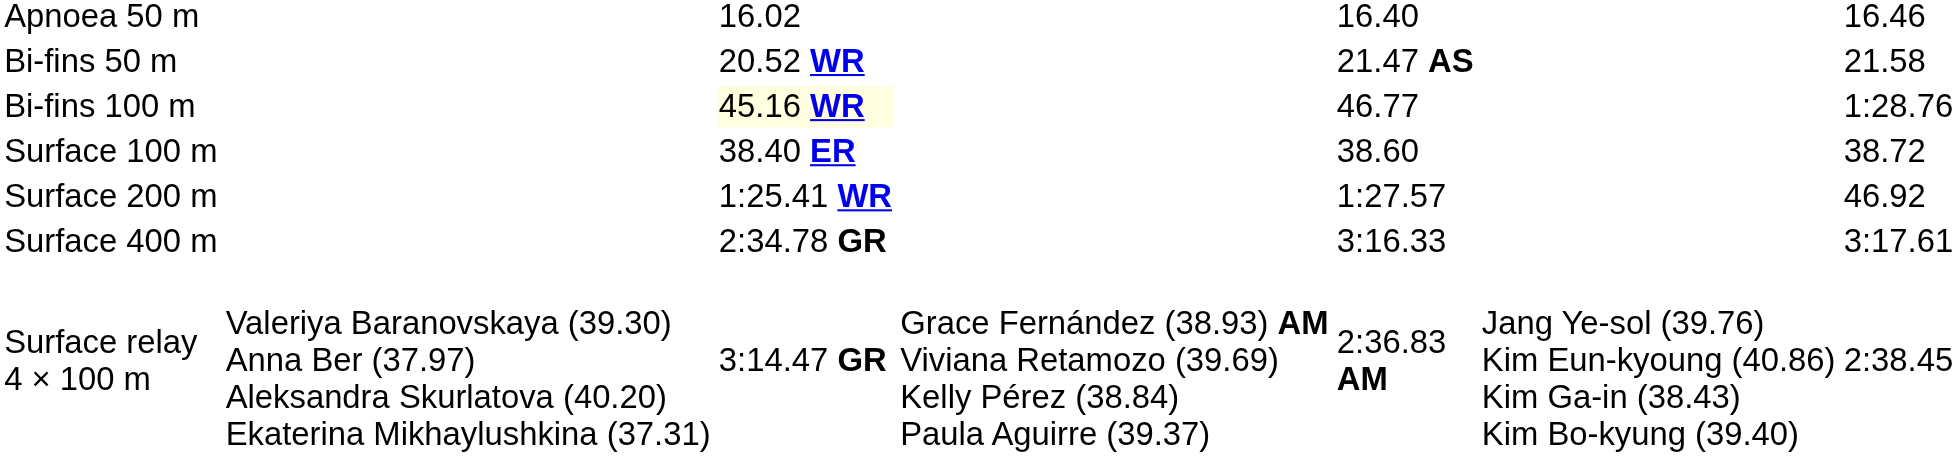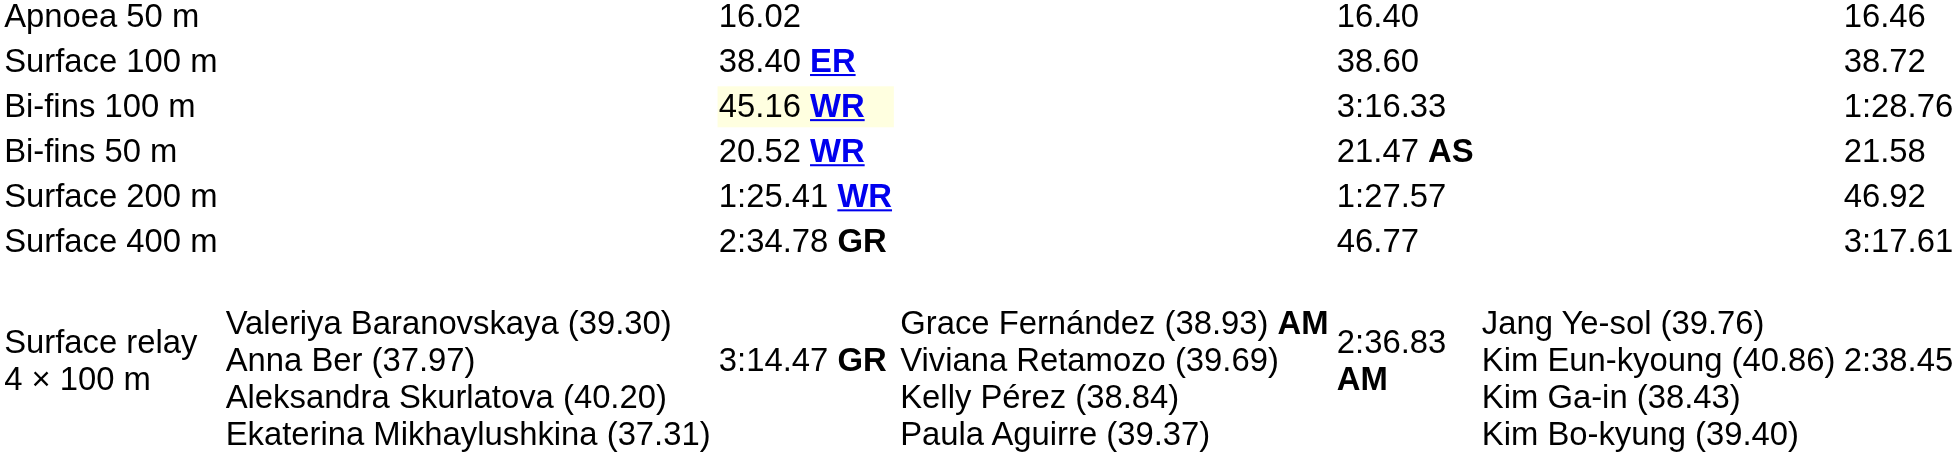rows swapped: (91, 61) <-> (111, 151)
(1378, 106) 46.77 -> (1392, 106) 3:16.33
(1392, 241) 3:16.33 -> (1378, 241) 46.77
